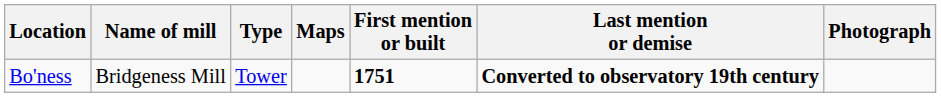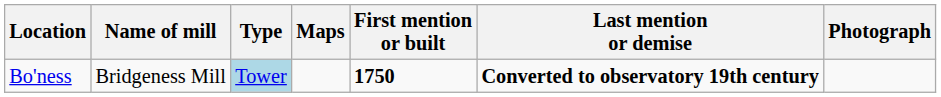(261, 75) no background -> (261, 75) lightblue background
(374, 75) 1751 -> (374, 75) 1750
